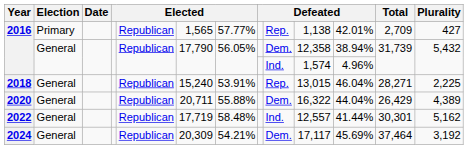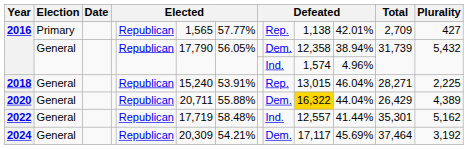(314, 100) no background -> (314, 100) gold background
(395, 118) 30,301 -> (395, 118) 35,301
